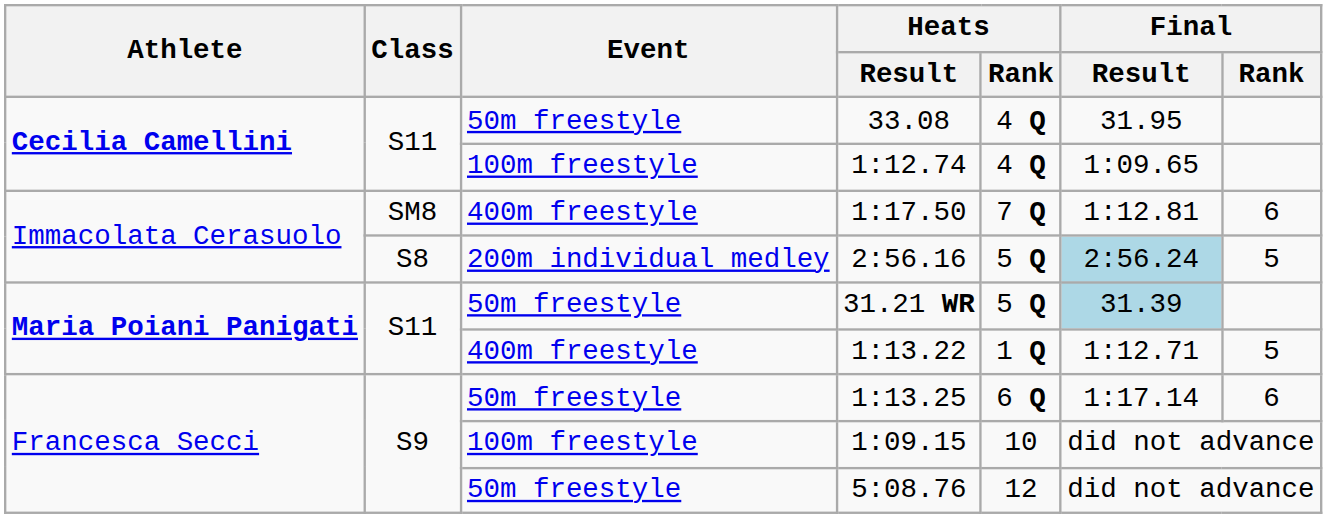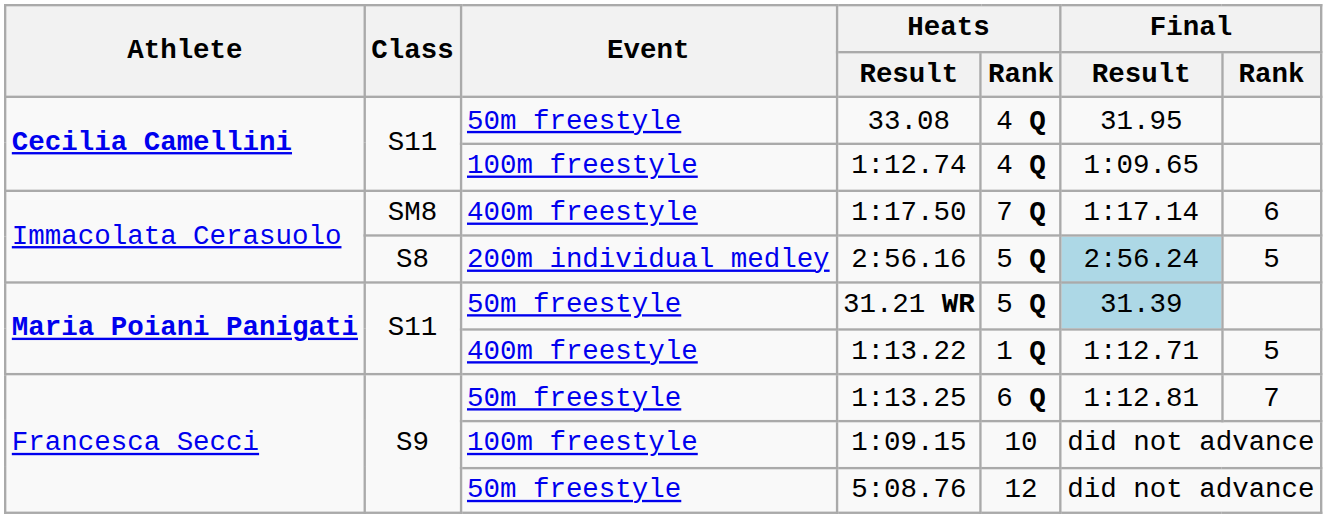(1141, 213) 1:12.81 -> (1141, 213) 1:17.14
(1141, 397) 1:17.14 -> (1141, 397) 1:12.81
(1272, 397) 6 -> (1272, 397) 7
